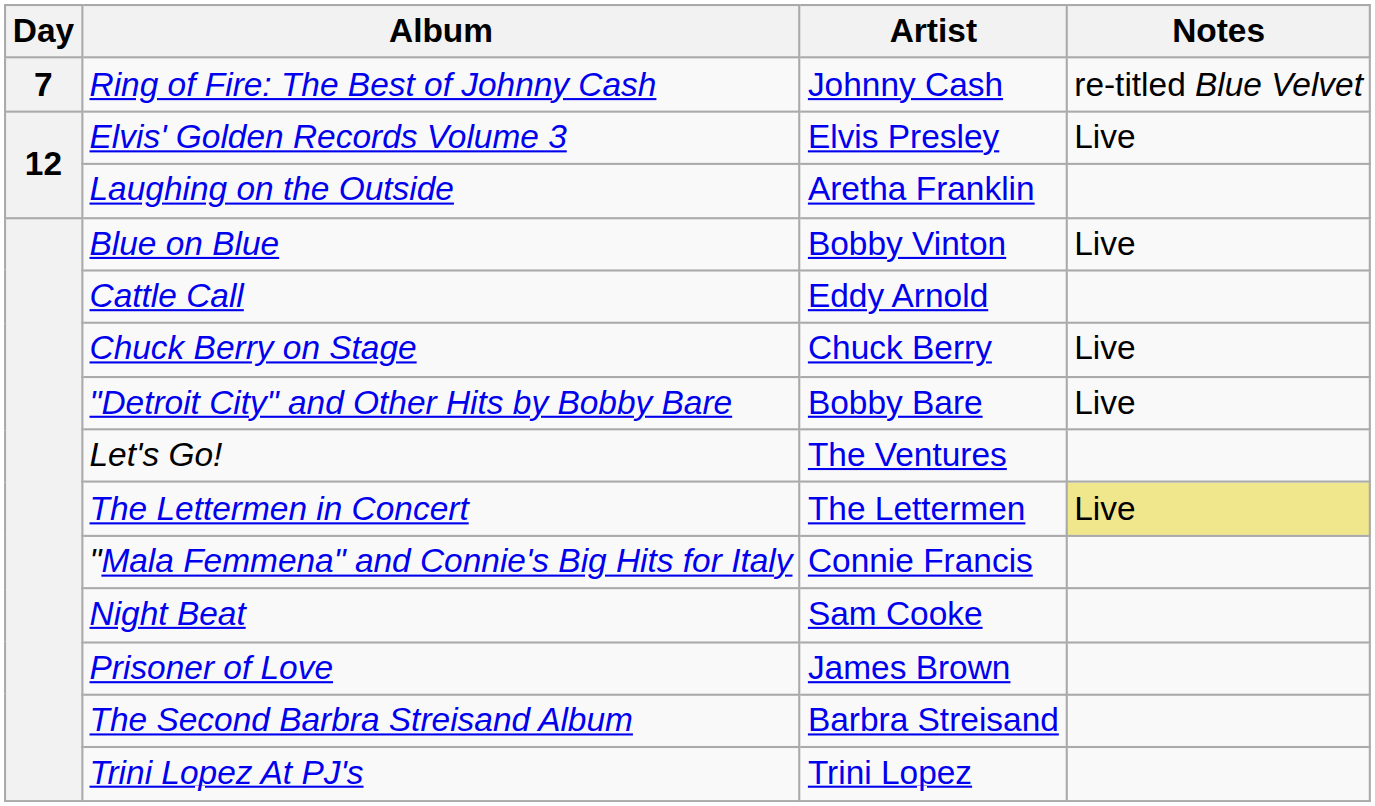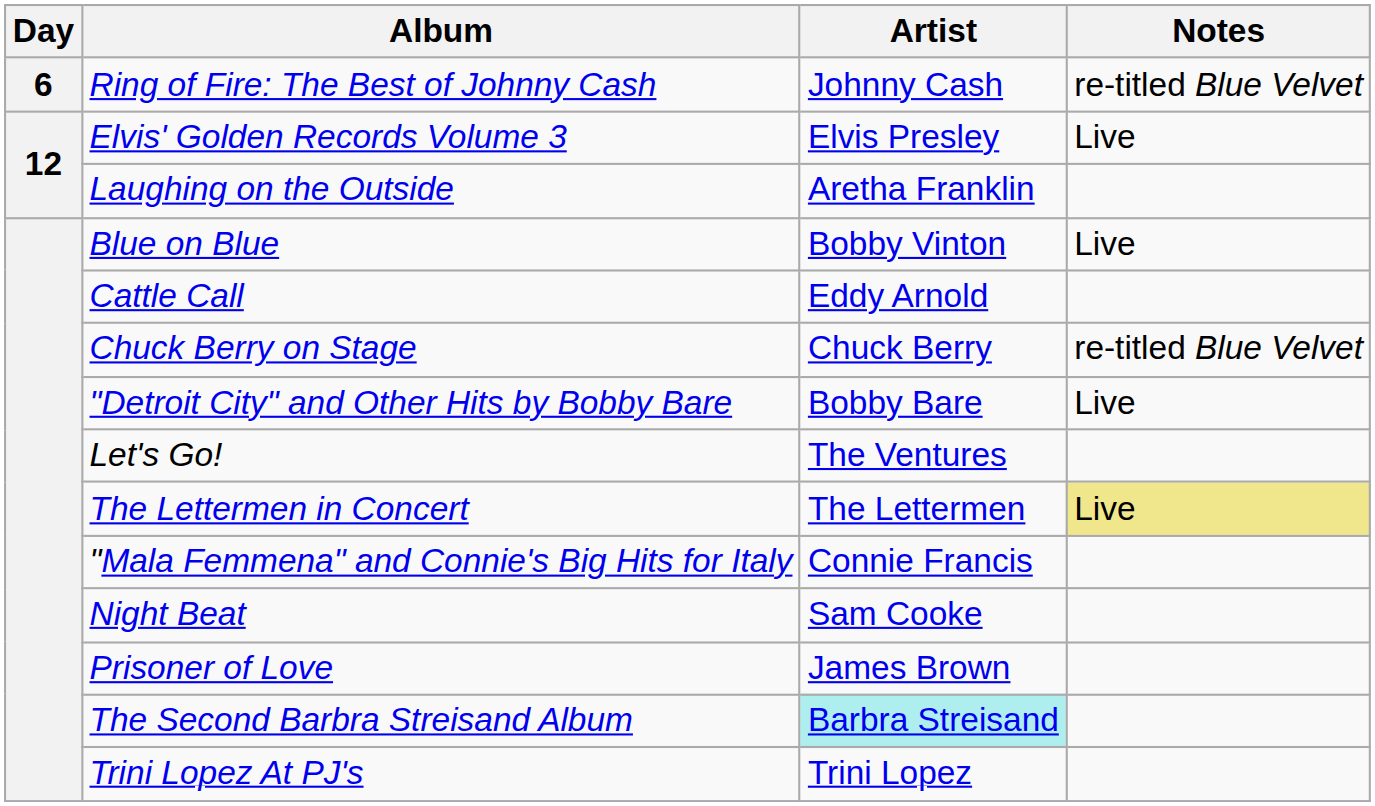(43, 84) 7 -> (43, 84) 6
(1105, 349) Live -> (1219, 349) re-titled Blue Velvet
(933, 720) no background -> (933, 720) paleturquoise background
